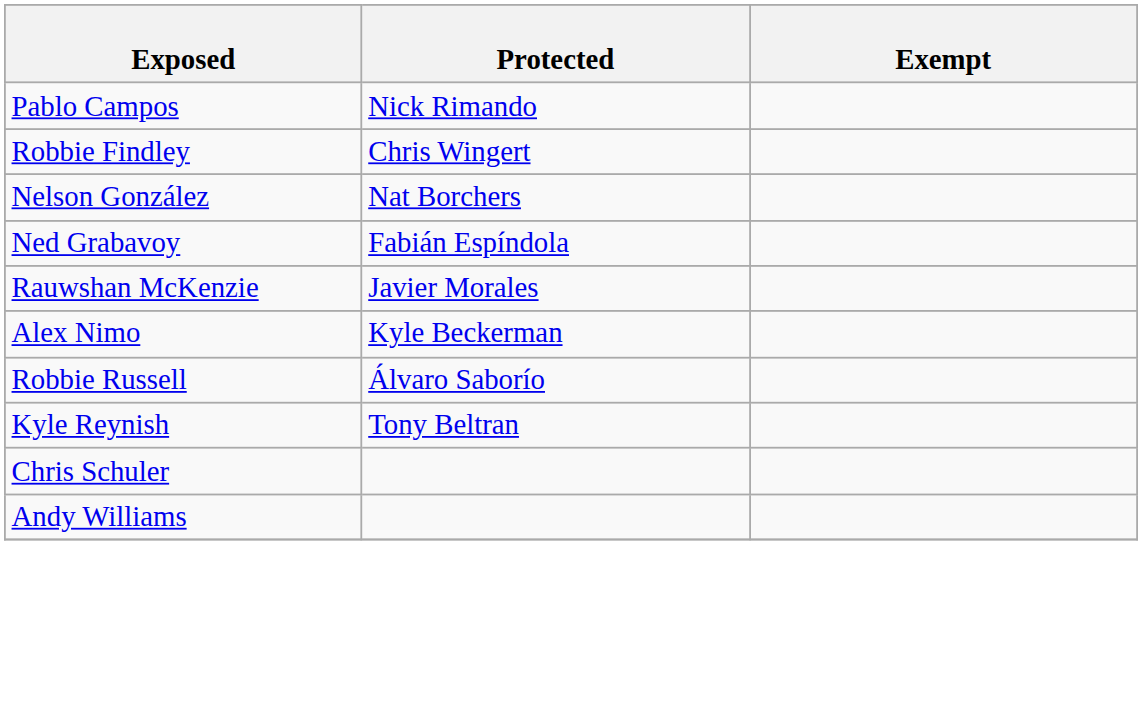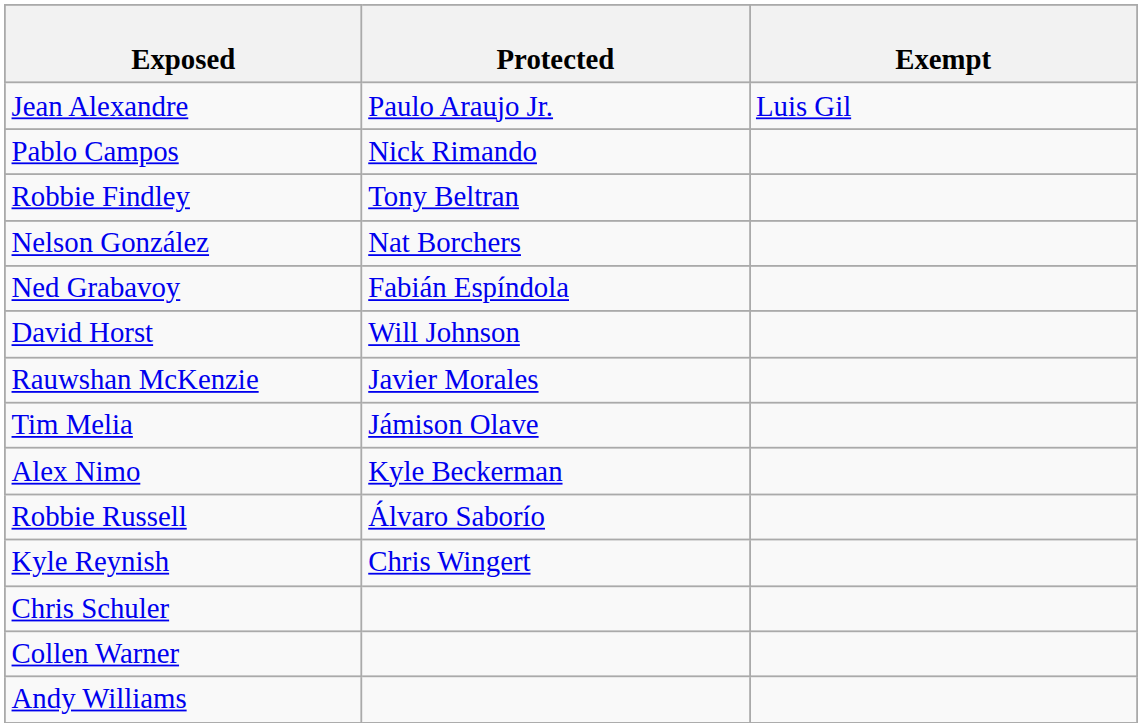+ row: (100, 105)
(449, 151) Chris Wingert -> (444, 196) Tony Beltran
+ row: (82, 333)
+ row: (72, 425)
(444, 425) Tony Beltran -> (449, 562) Chris Wingert
+ row: (95, 653)
